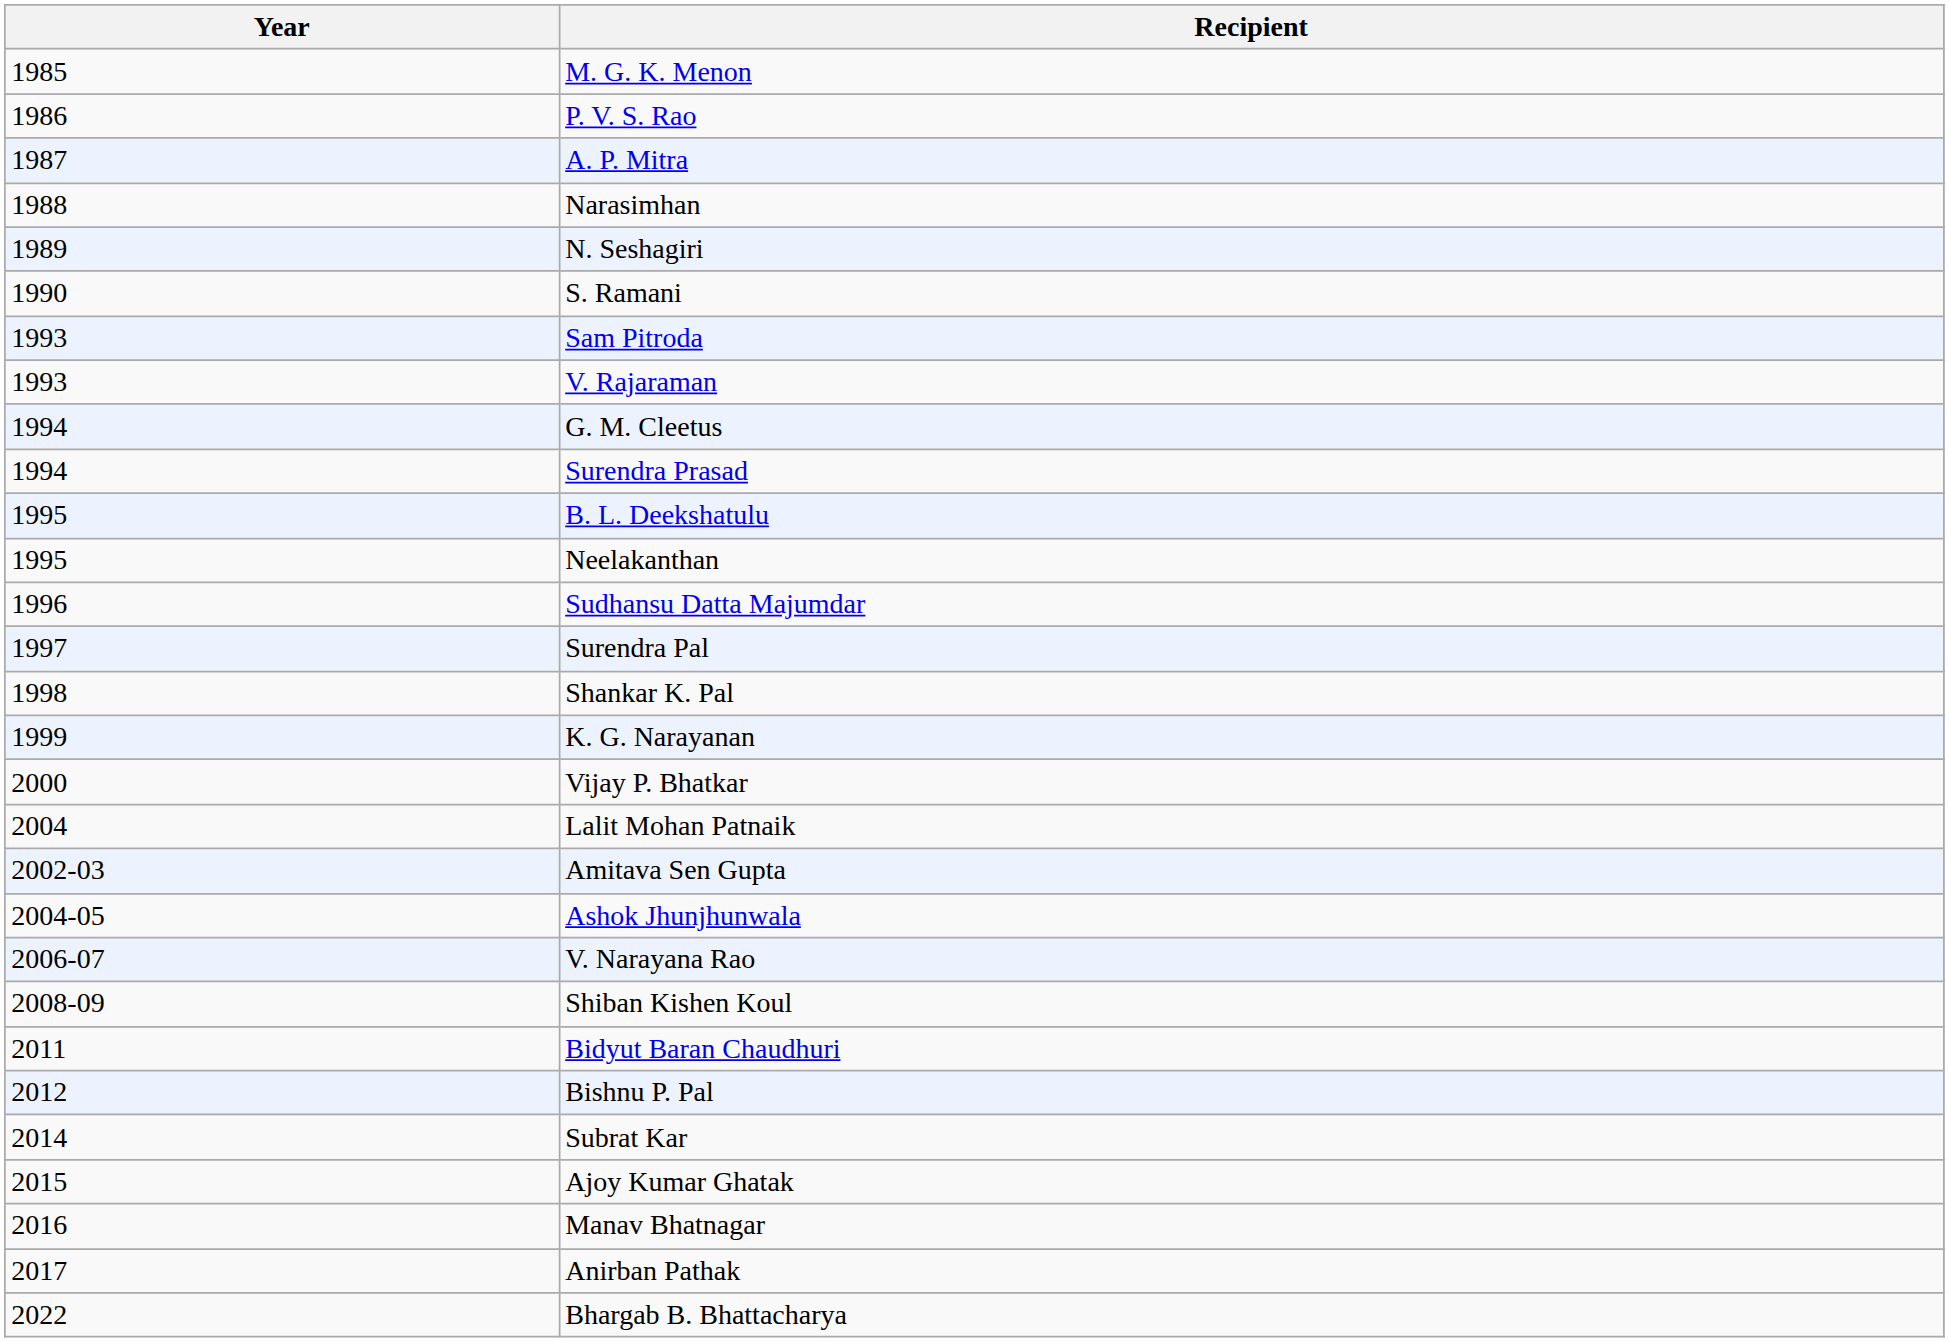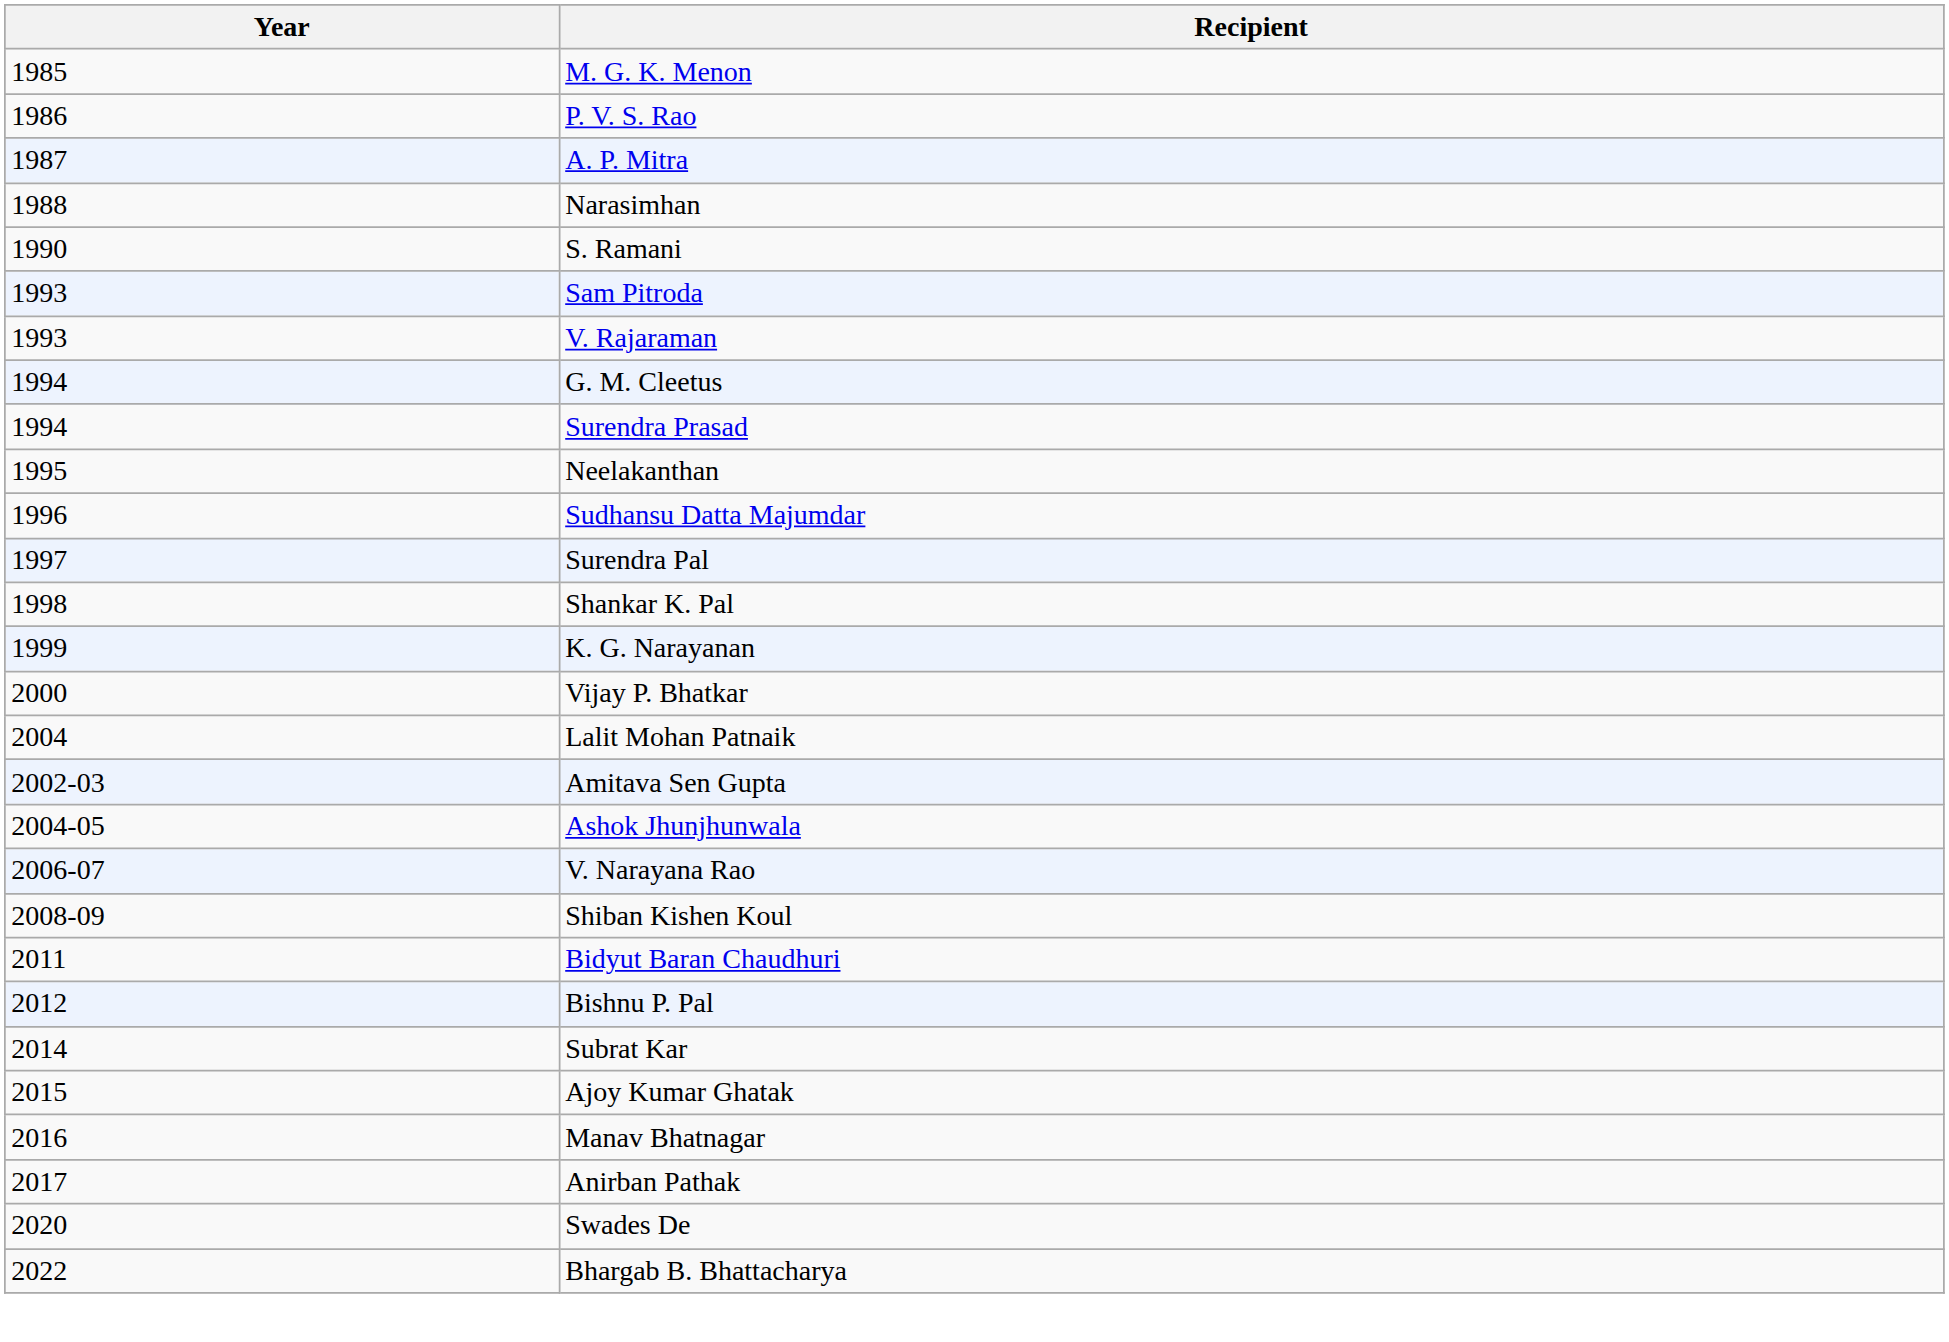- row: (634, 248)
- row: (667, 515)
+ row: (628, 1225)
